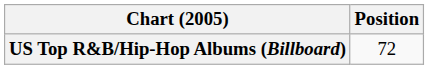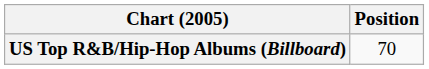(387, 49) 72 -> (387, 49) 70
